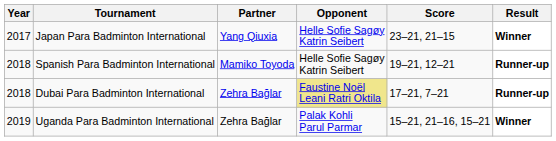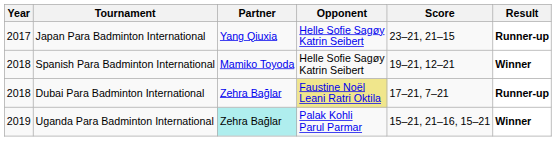(513, 36) Winner -> (522, 36) Runner-up
(522, 65) Runner-up -> (513, 65) Winner
(251, 122) no background -> (251, 122) paleturquoise background
